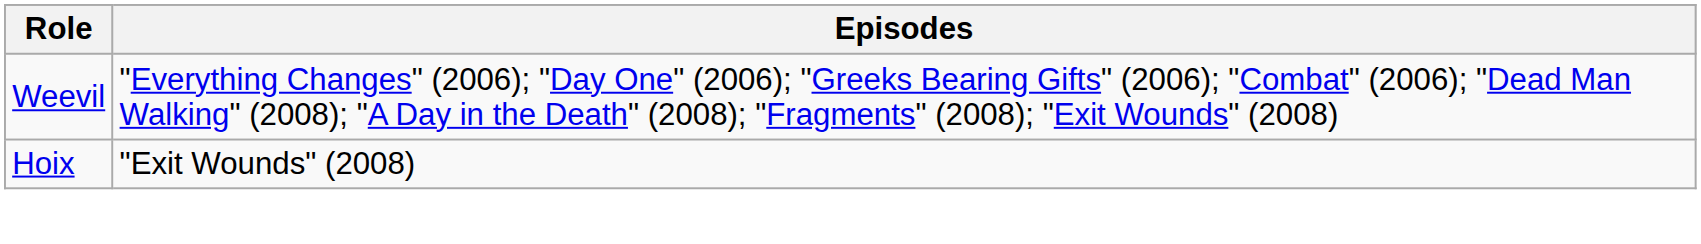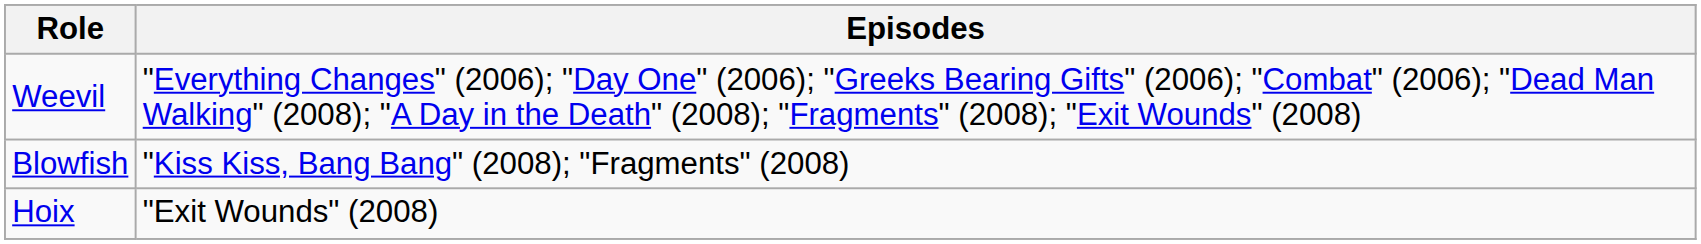+ row: (70, 163)
